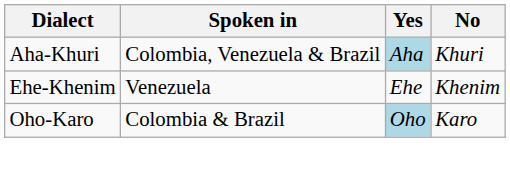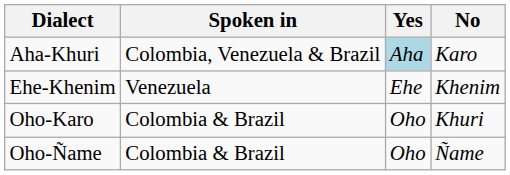(460, 53) Khuri -> (456, 53) Karo
(408, 119) lightblue background -> (408, 119) no background
(456, 119) Karo -> (460, 119) Khuri
+ row: (56, 152)
